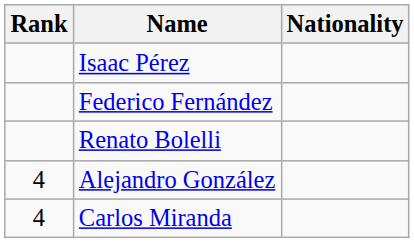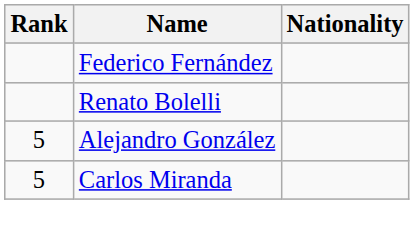- row: (134, 62)
(39, 179) 4 -> (39, 140) 5
(39, 218) 4 -> (39, 179) 5
